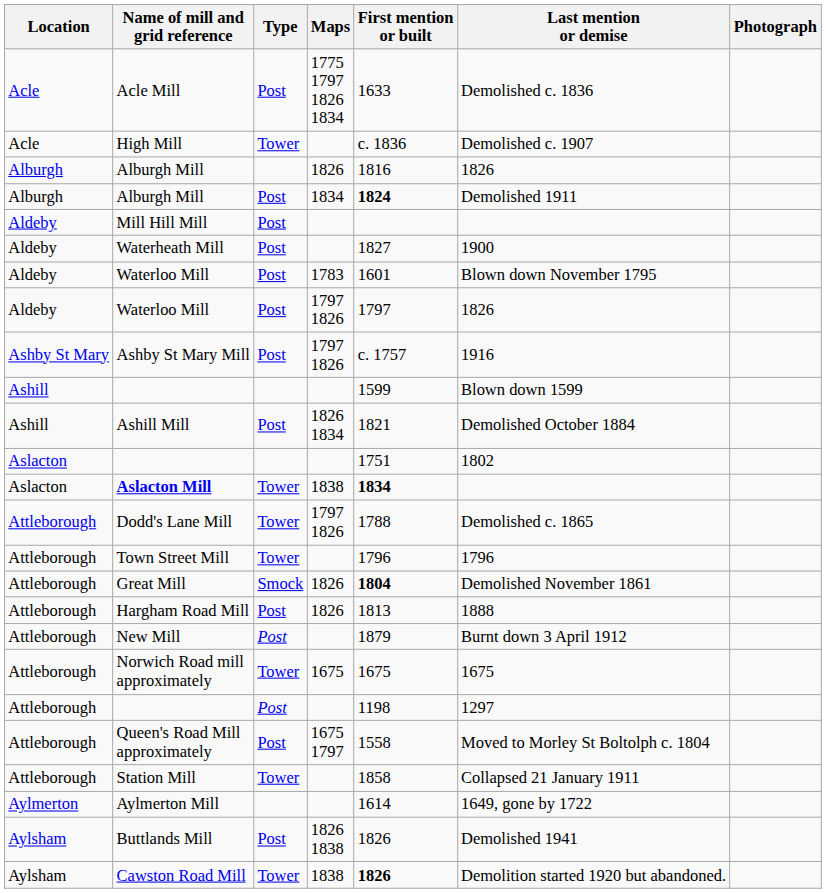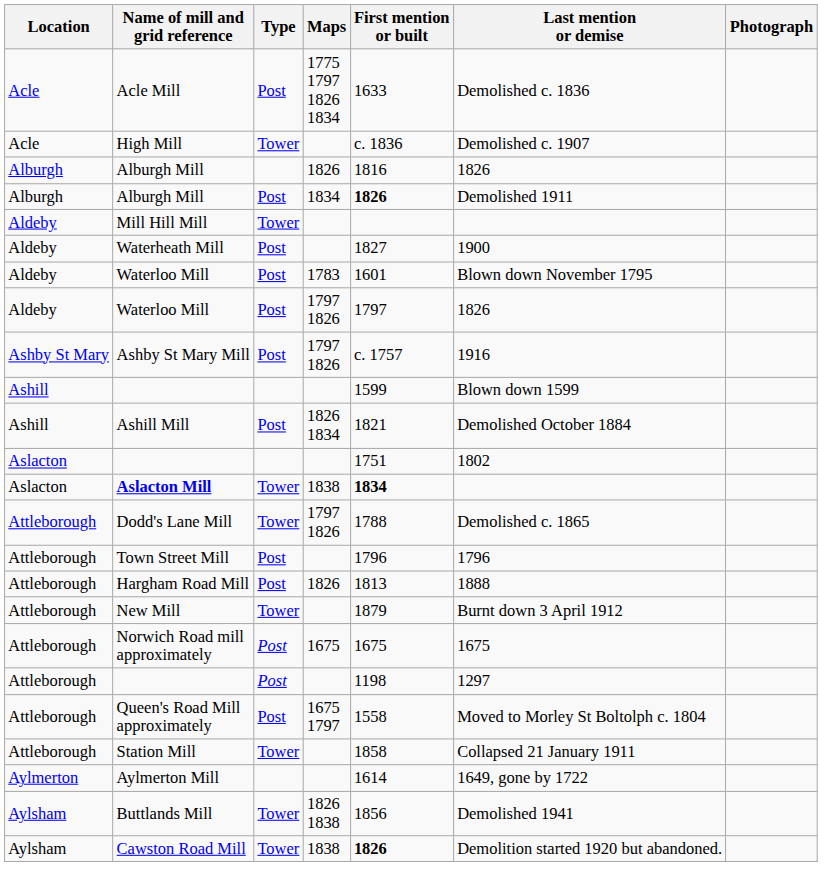(374, 196) 1824 -> (370, 196) 1826
(272, 222) Post -> (278, 222) Tower
(278, 557) Tower -> (272, 557) Post
- row: (151, 584)
(272, 636) Post -> (278, 610) Tower
(278, 671) Tower -> (272, 645) Post
(272, 839) Post -> (278, 813) Tower
(374, 839) 1826 -> (370, 813) 1856
